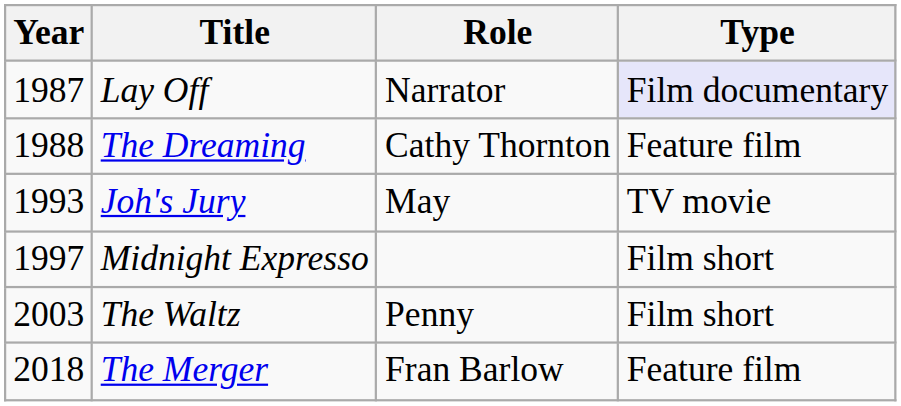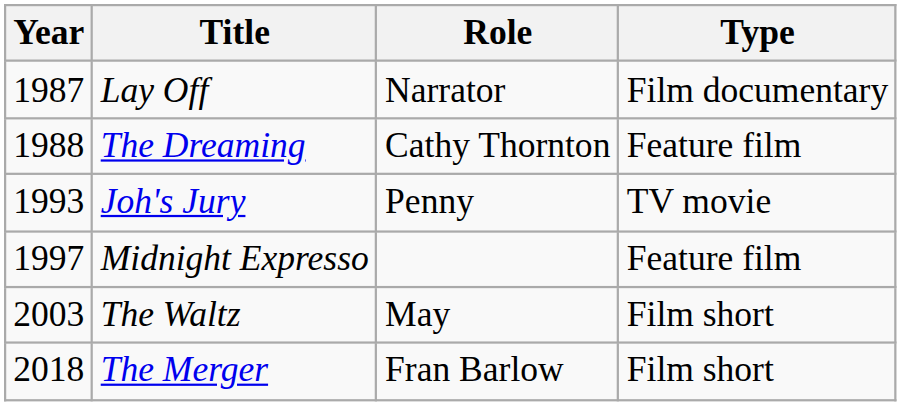(757, 88) lavender background -> (757, 88) no background
(418, 201) May -> (430, 201) Penny
(700, 257) Film short -> (714, 257) Feature film
(430, 314) Penny -> (418, 314) May
(714, 370) Feature film -> (700, 370) Film short
